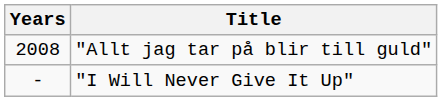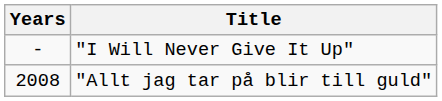rows swapped: (215, 80) <-> (254, 50)
